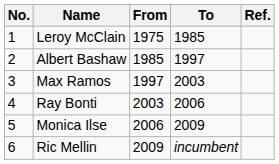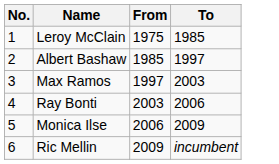- column: (258, 15)
